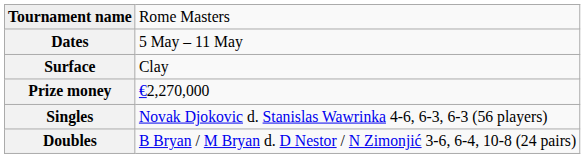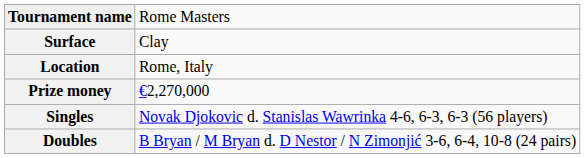- row: (70, 41)
+ row: (70, 66)
